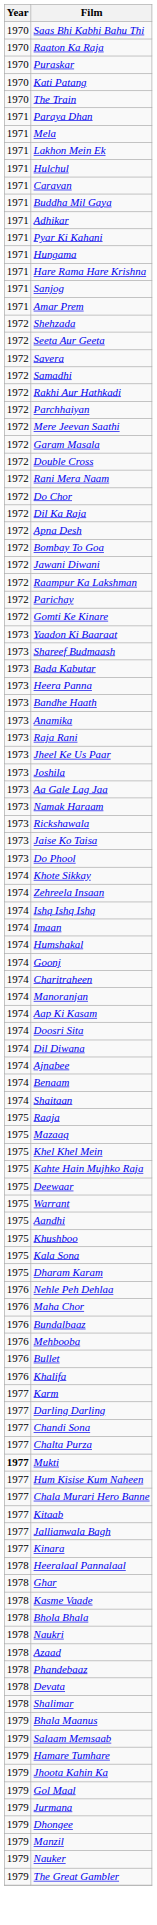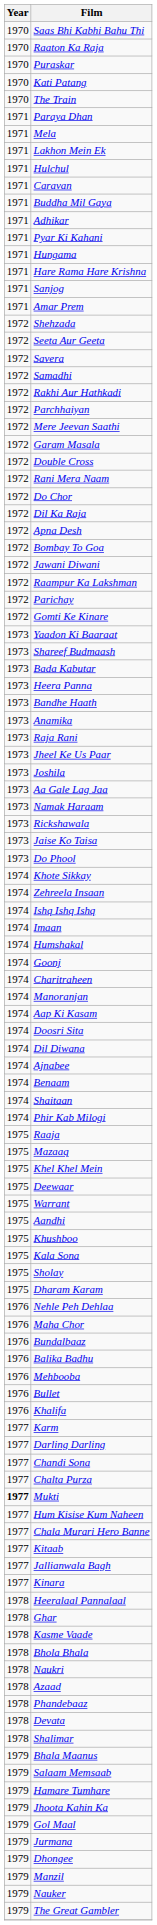+ row: (70, 1117)
- row: (88, 1169)
+ row: (48, 1272)
+ row: (63, 1359)
